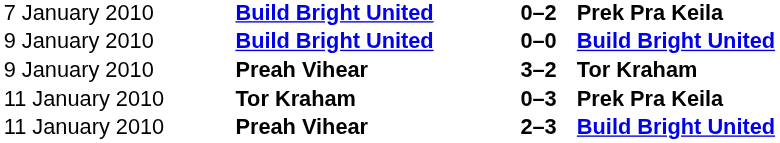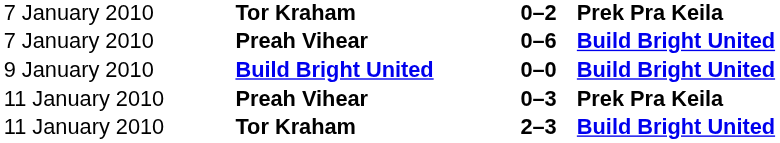(335, 12) Build Bright United -> (296, 12) Tor Kraham
+ row: (539, 41)
- row: (539, 69)
(296, 98) Tor Kraham -> (302, 98) Preah Vihear
(302, 127) Preah Vihear -> (296, 127) Tor Kraham
